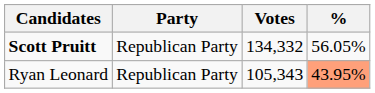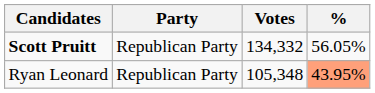(275, 74) 105,343 -> (275, 74) 105,348
